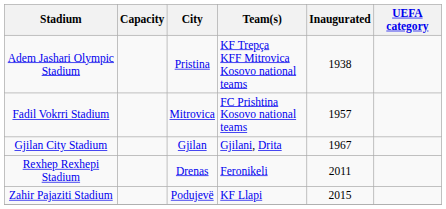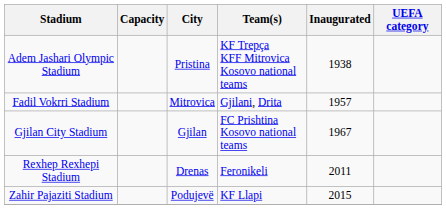(258, 114) FC Prishtina Kosovo national teams -> (251, 102) Gjilani, Drita
(251, 146) Gjilani, Drita -> (258, 133) FC Prishtina Kosovo national teams
